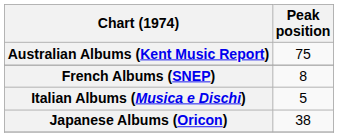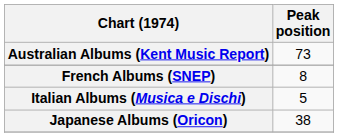(303, 53) 75 -> (303, 53) 73
